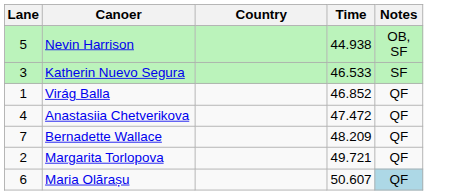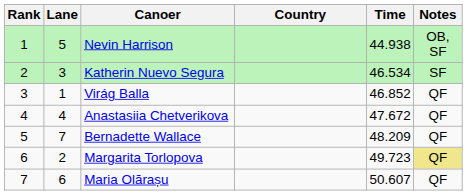+ column: (24, 15)
(351, 72) 46.533 -> (390, 72) 46.534
(351, 115) 47.472 -> (390, 115) 47.672
(351, 158) 49.721 -> (390, 158) 49.723
(399, 158) no background -> (438, 158) khaki background
(399, 179) lightblue background -> (438, 179) no background
